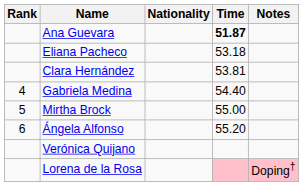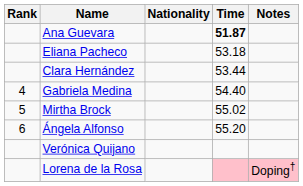(230, 71) 53.81 -> (230, 71) 53.44
(230, 110) 55.00 -> (230, 110) 55.02
